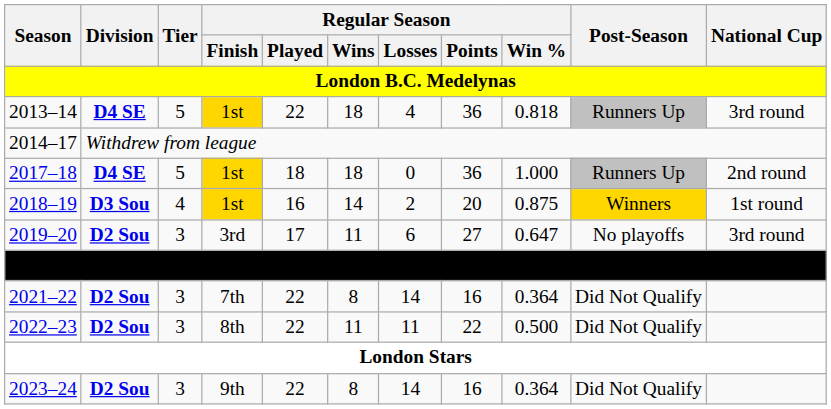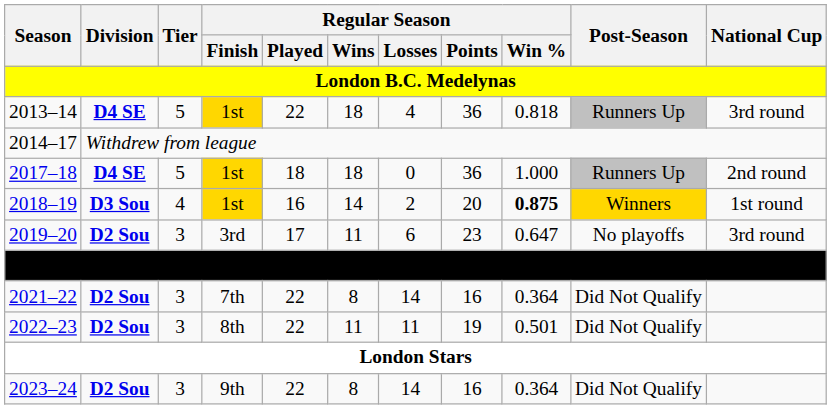(536, 204) normal -> (536, 204) bold
(472, 234) 27 -> (472, 234) 23
(472, 326) 22 -> (472, 326) 19
(536, 326) 0.500 -> (536, 326) 0.501
